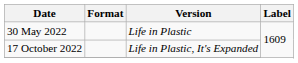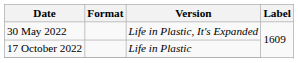(160, 31) Life in Plastic -> (193, 31) Life in Plastic, It's Expanded
(193, 48) Life in Plastic, It's Expanded -> (160, 48) Life in Plastic
